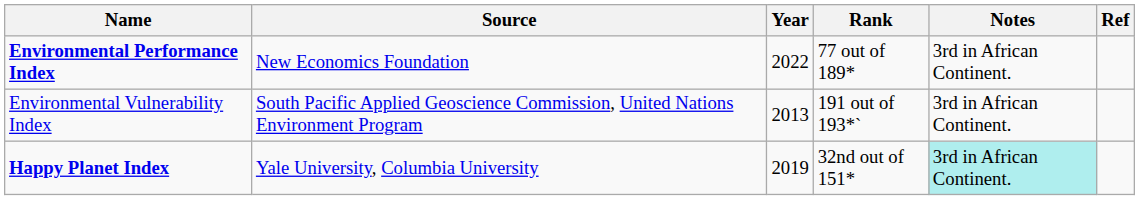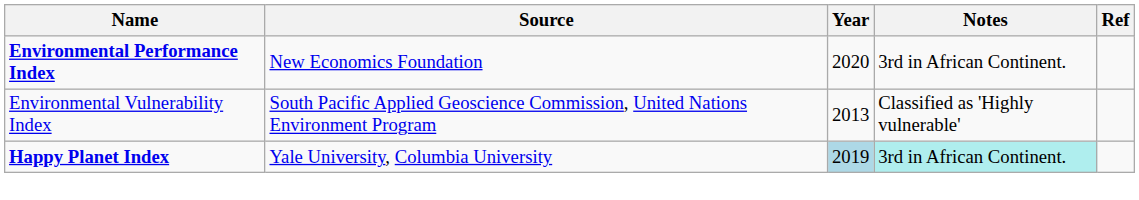- column: (871, 20)
(790, 62) 2022 -> (851, 62) 2020
(985, 115) 3rd in African Continent. -> (956, 115) Classified as 'Highly vulnerable'
(790, 168) no background -> (851, 157) lightblue background
